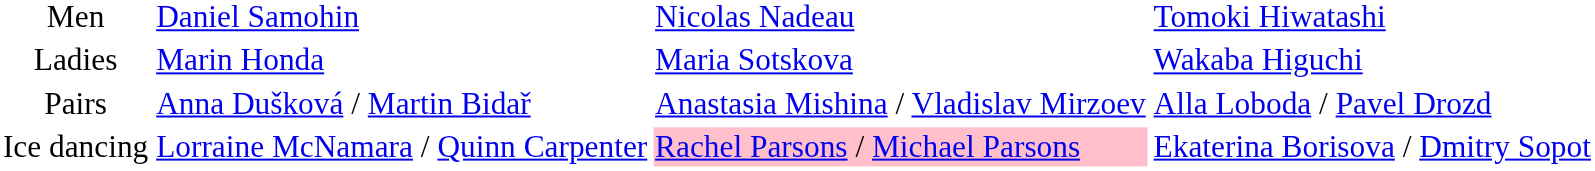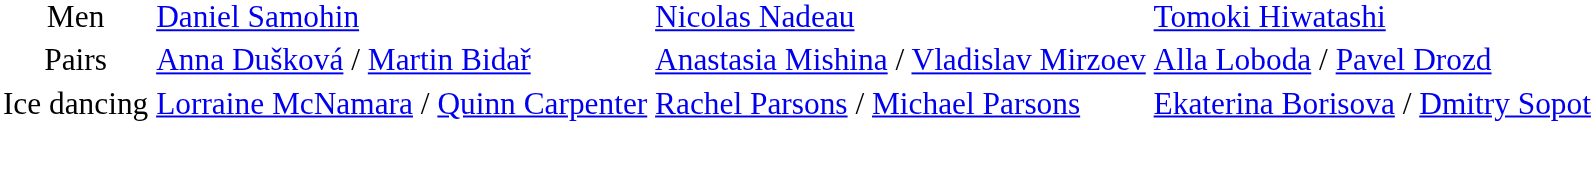- row: (76, 60)
(868, 146) pink background -> (868, 103) no background
